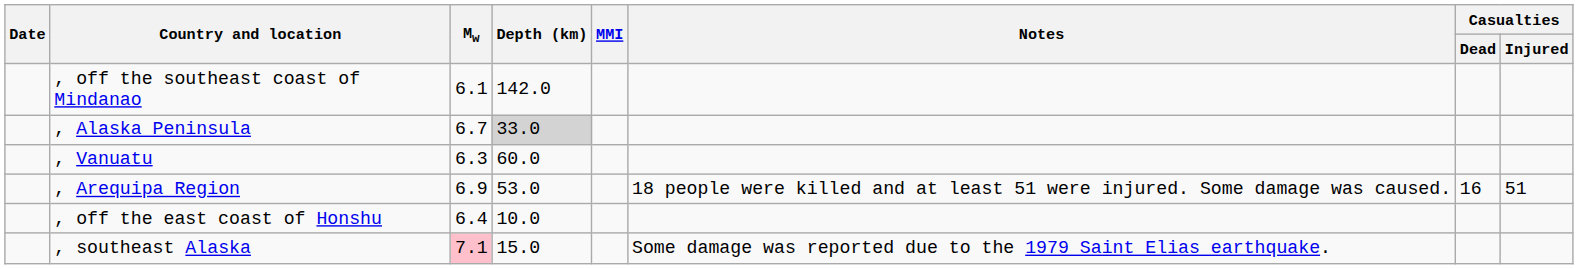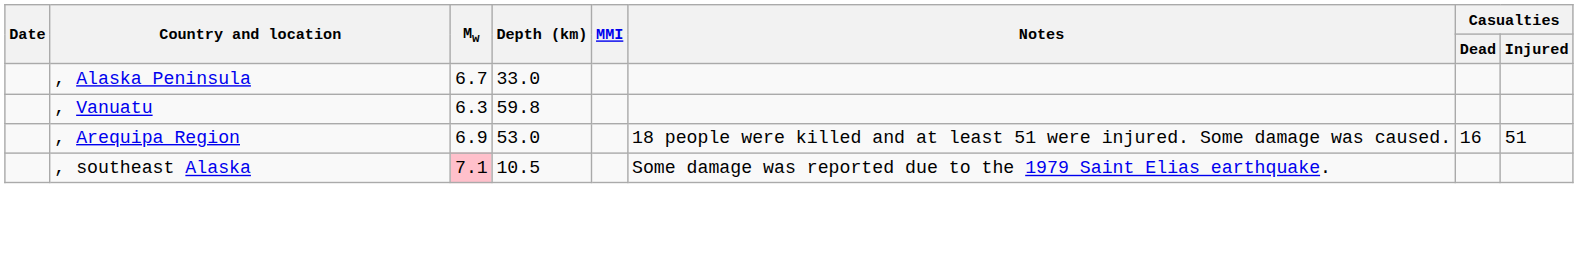- row: (207, 89)
(518, 130) lightgrey background -> (518, 79) no background
(518, 159) 60.0 -> (518, 109) 59.8
- row: (218, 219)
(518, 248) 15.0 -> (518, 168) 10.5
